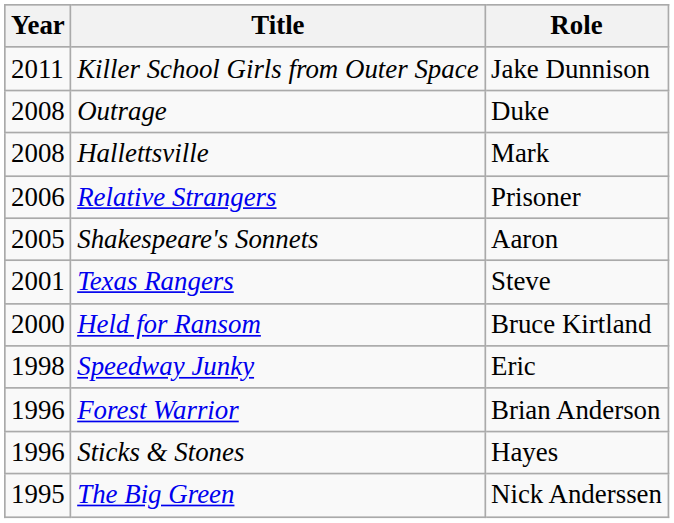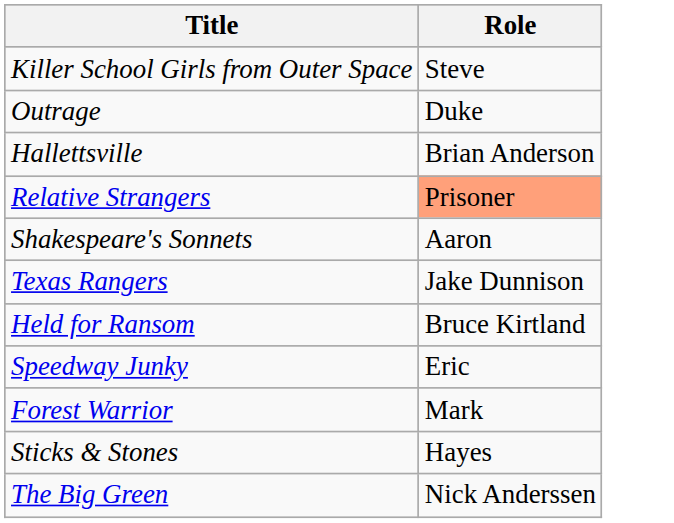- column: (38, 25)
(571, 68) Jake Dunnison -> (455, 68) Steve
(520, 153) Mark -> (510, 153) Brian Anderson
(536, 196) no background -> (470, 196) lightsalmon background
(521, 281) Steve -> (504, 281) Jake Dunnison
(576, 409) Brian Anderson -> (454, 409) Mark
